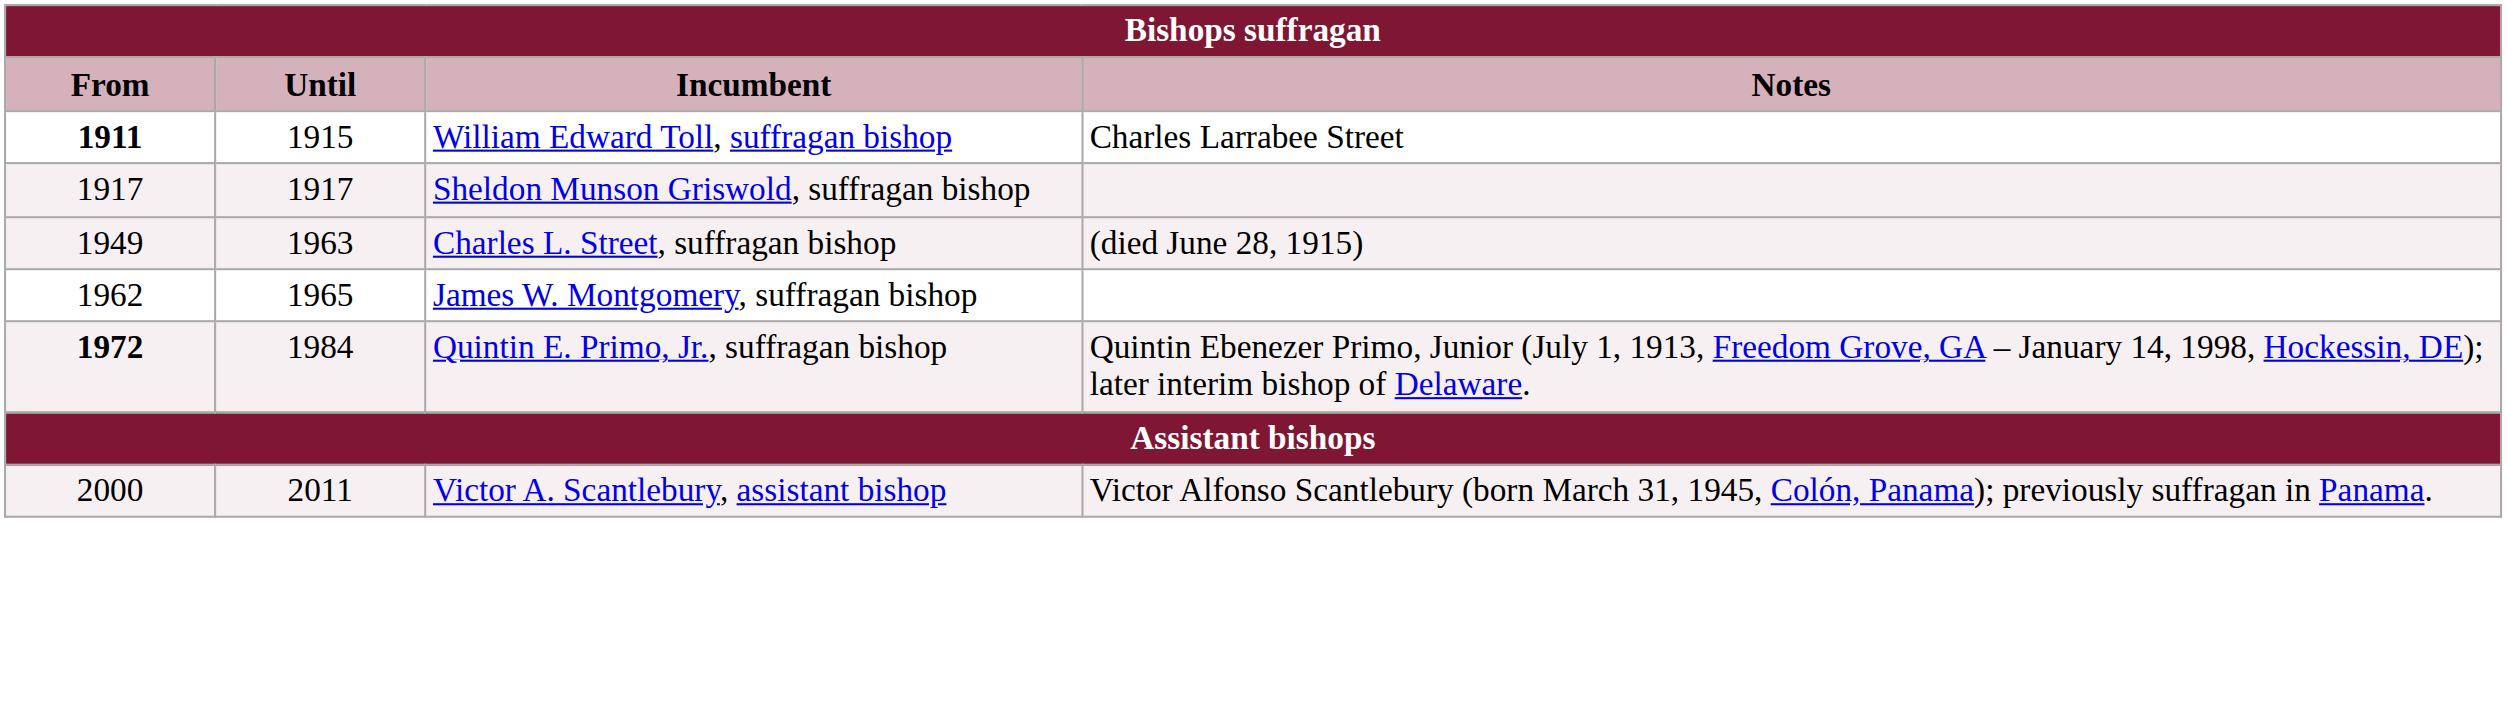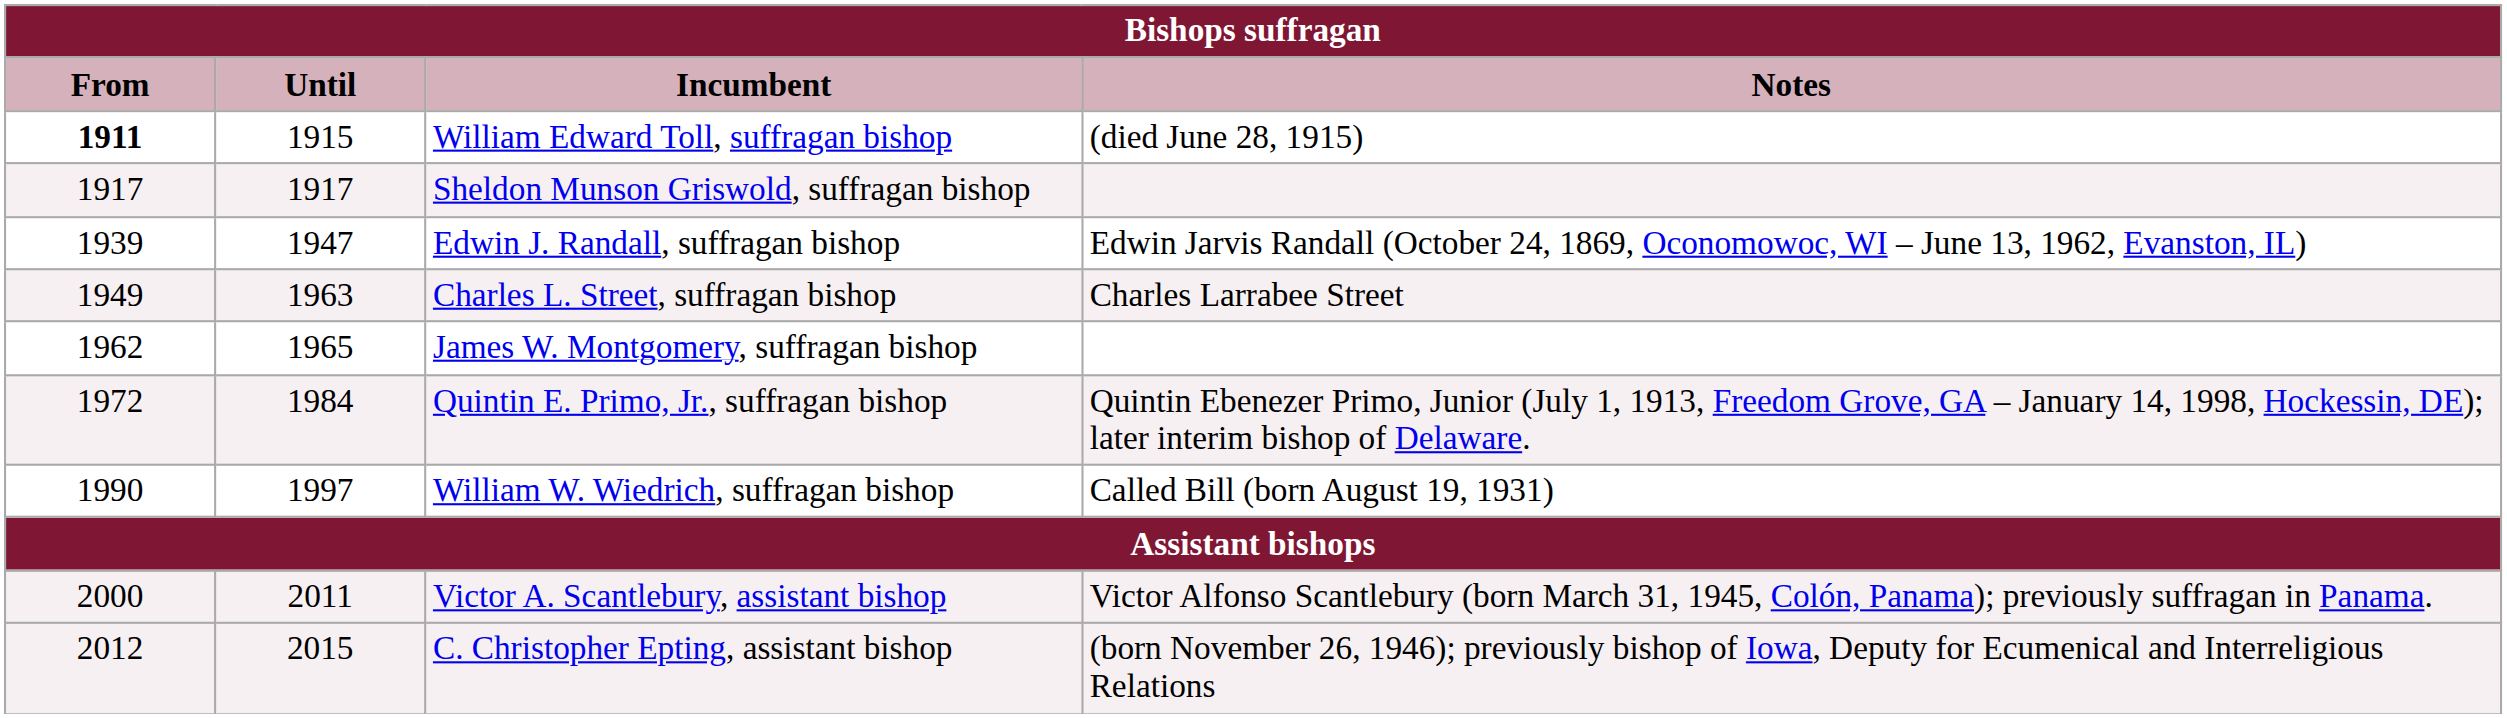(1247, 136) Charles Larrabee Street -> (1226, 136) (died June 28, 1915)
+ row: (666, 242)
(1226, 242) (died June 28, 1915) -> (1247, 294) Charles Larrabee Street
(110, 347) bold -> (110, 400) normal
+ row: (693, 490)
+ row: (693, 648)
